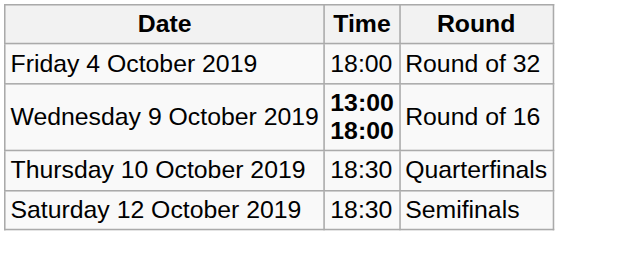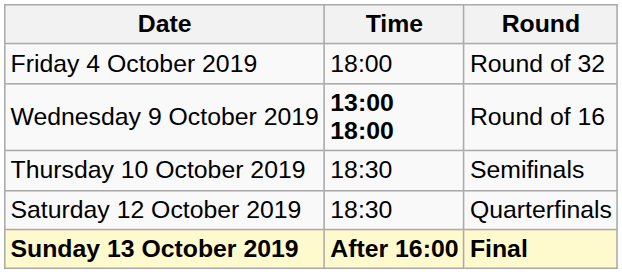(476, 170) Quarterfinals -> (527, 170) Semifinals
(462, 209) Semifinals -> (541, 209) Quarterfinals
+ row: (155, 248)
